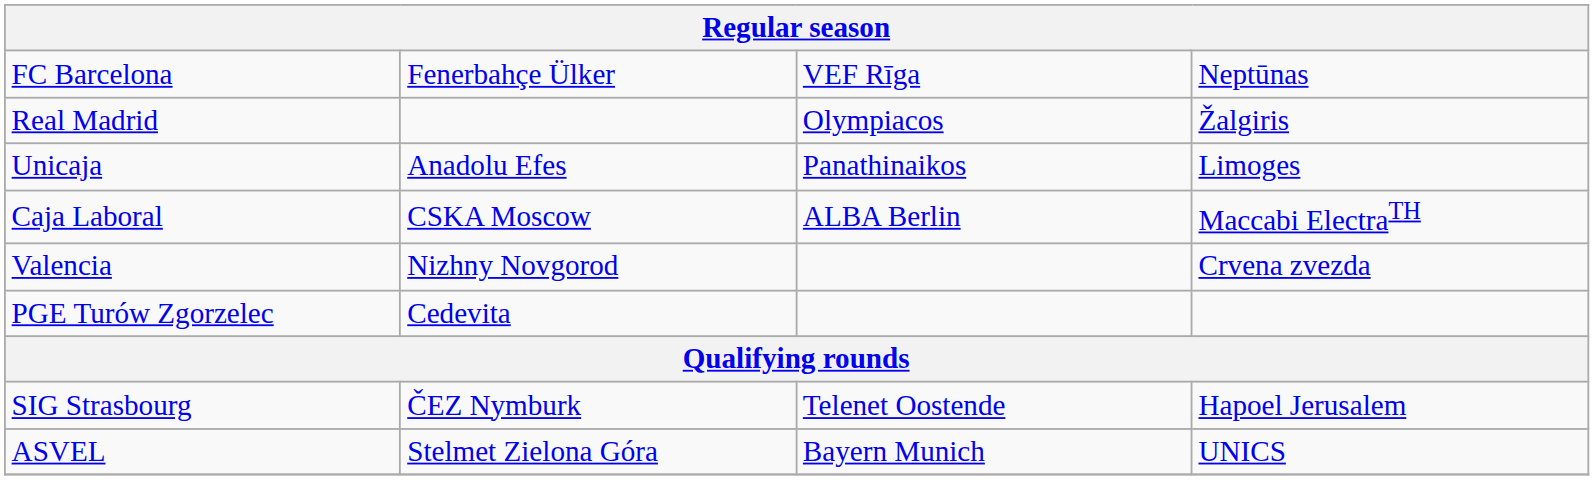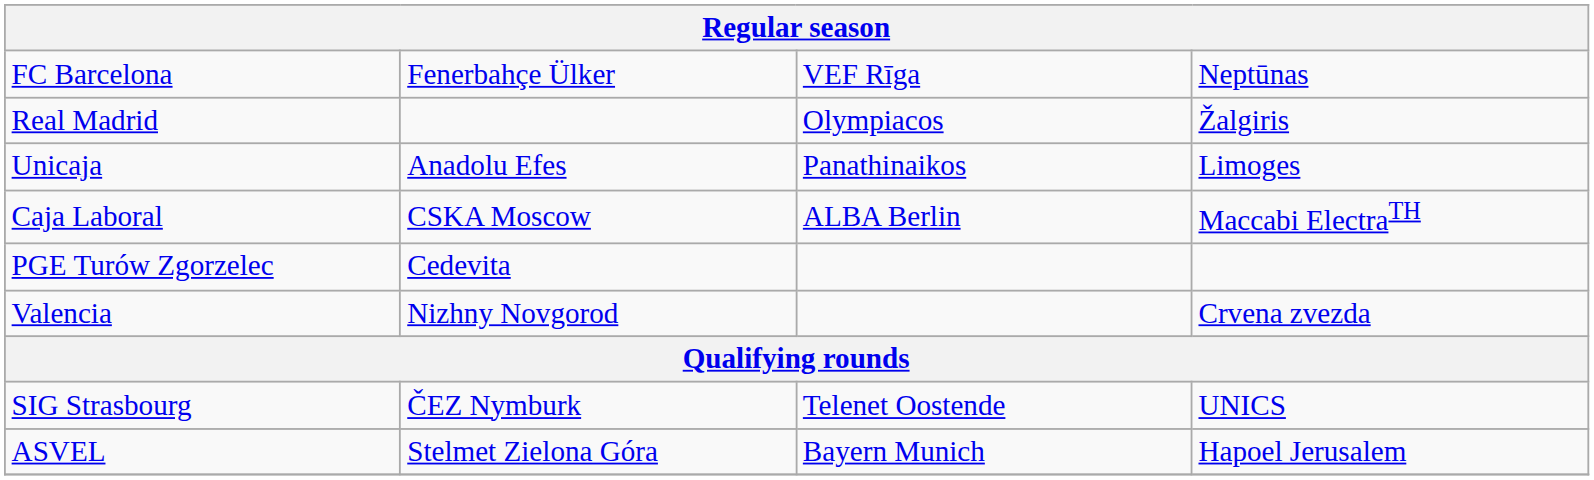rows swapped: (62, 266) <-> (143, 312)
(1302, 404) Hapoel Jerusalem -> (1242, 404) UNICS
(1242, 451) UNICS -> (1302, 451) Hapoel Jerusalem
